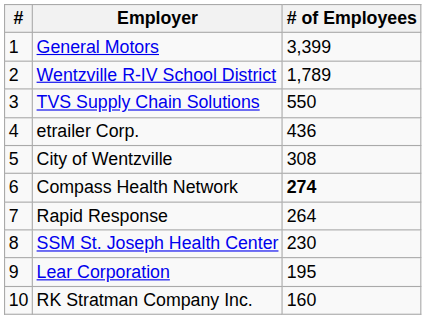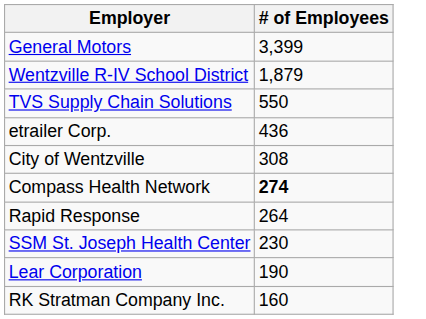- column: (19, 18)
(309, 74) 1,789 -> (281, 74) 1,879
(301, 272) 195 -> (274, 272) 190
